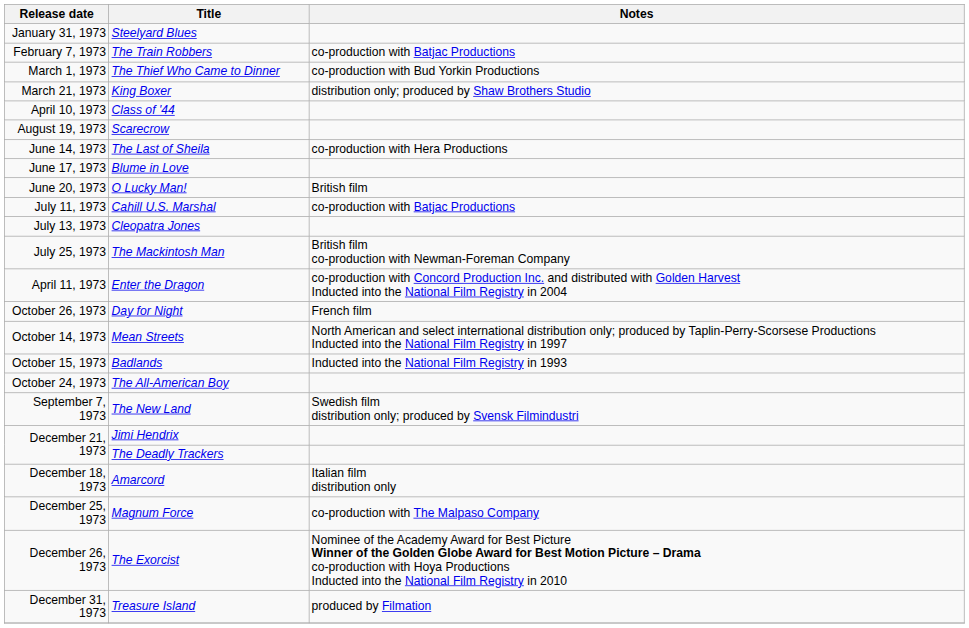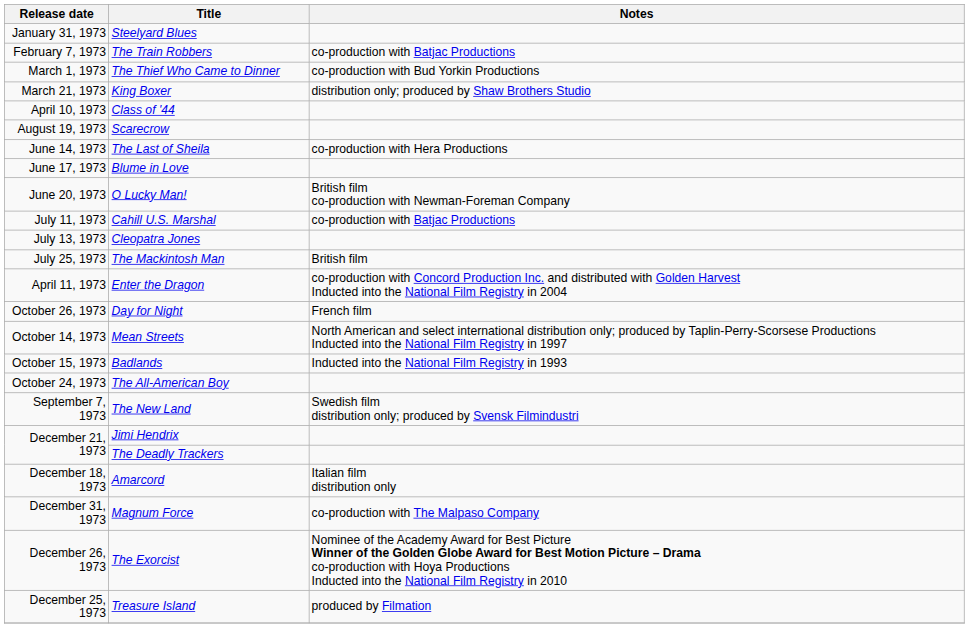(340, 187) British film -> (441, 194) British film co-production with Newman-Foreman Company
(441, 252) British film co-production with Newman-Foreman Company -> (340, 259) British film
(68, 513) December 25, 1973 -> (68, 513) December 31, 1973
(68, 606) December 31, 1973 -> (68, 606) December 25, 1973
